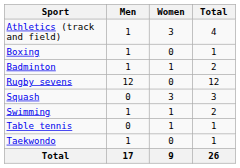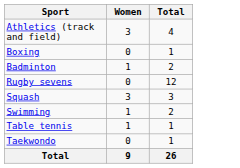- column: (128, 12)
